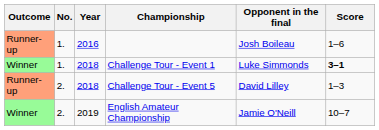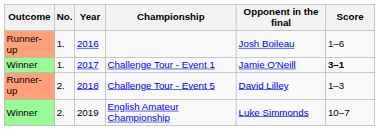(88, 65) 2018 -> (88, 65) 2017
(274, 65) Luke Simmonds -> (267, 65) Jamie O'Neill
(267, 112) Jamie O'Neill -> (274, 112) Luke Simmonds
